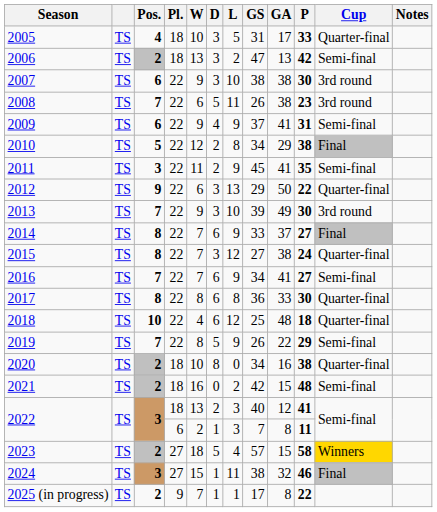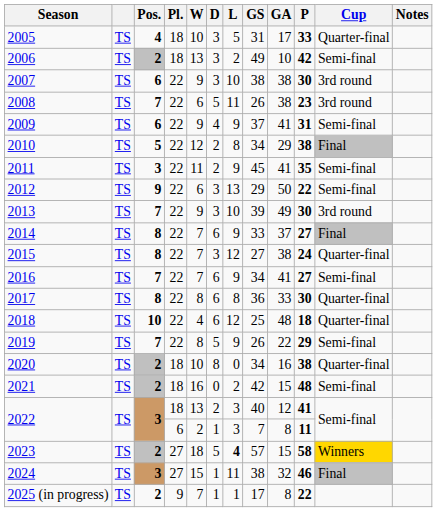(258, 59) 47 -> (258, 59) 49
(285, 59) 13 -> (285, 59) 10
(354, 189) Quarter-final -> (347, 189) Semi-final
(236, 451) normal -> (236, 451) bold
